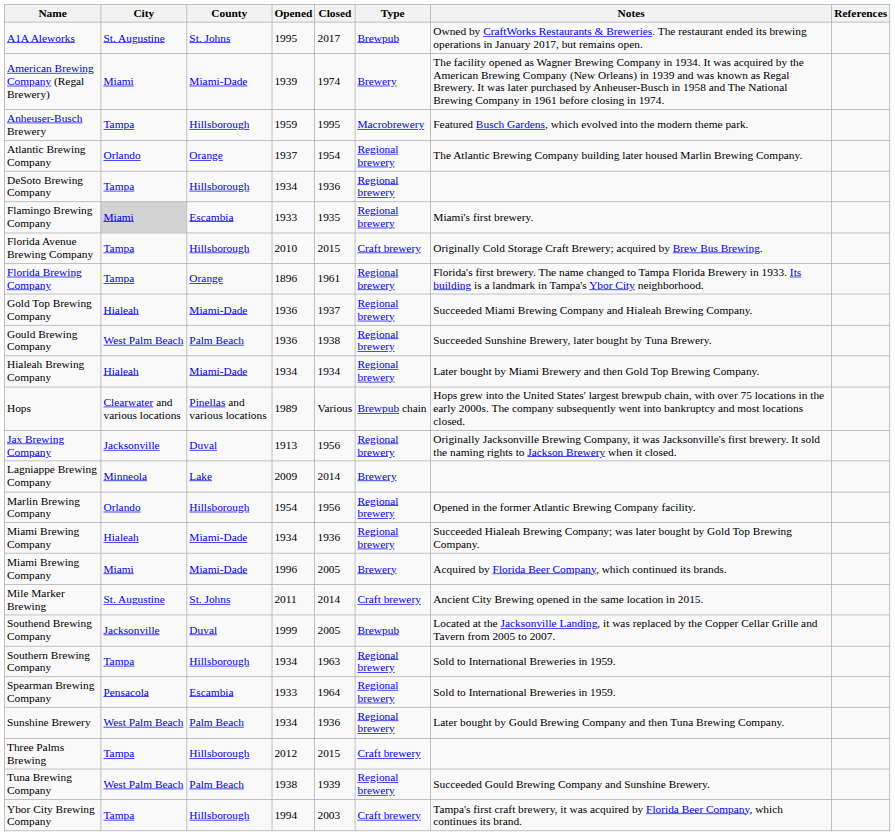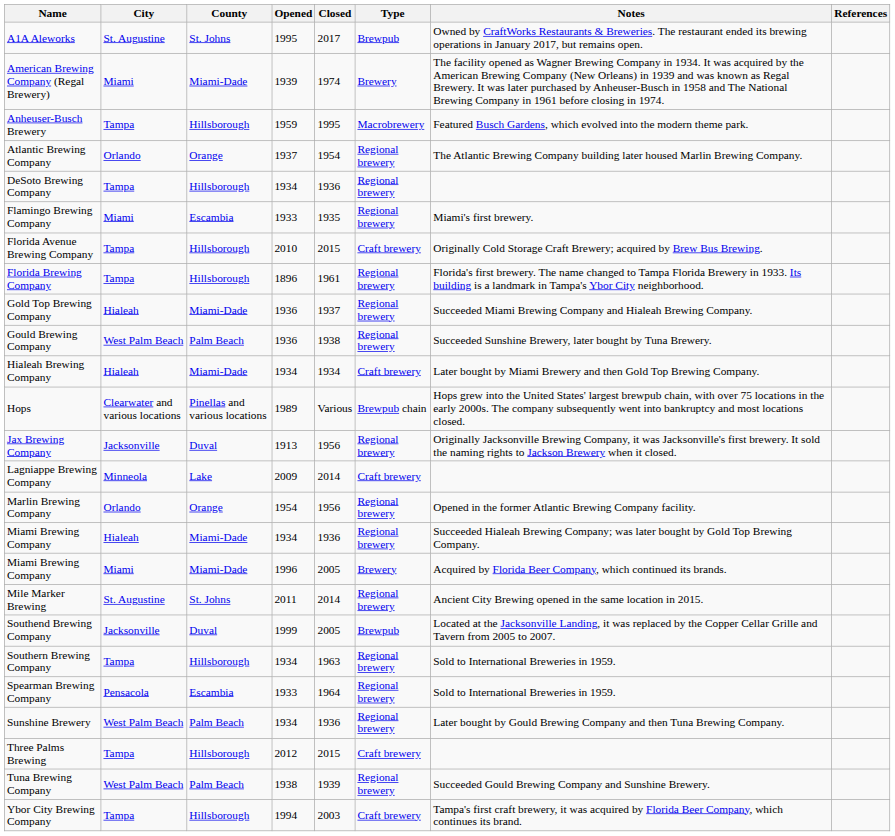(119, 217) lightgrey background -> (119, 217) no background
(206, 279) Orange -> (219, 279) Hillsborough
(378, 371) Regional brewery -> (389, 371) Craft brewery
(377, 476) Brewery -> (389, 476) Craft brewery
(219, 507) Hillsborough -> (206, 507) Orange
(389, 599) Craft brewery -> (378, 599) Regional brewery
